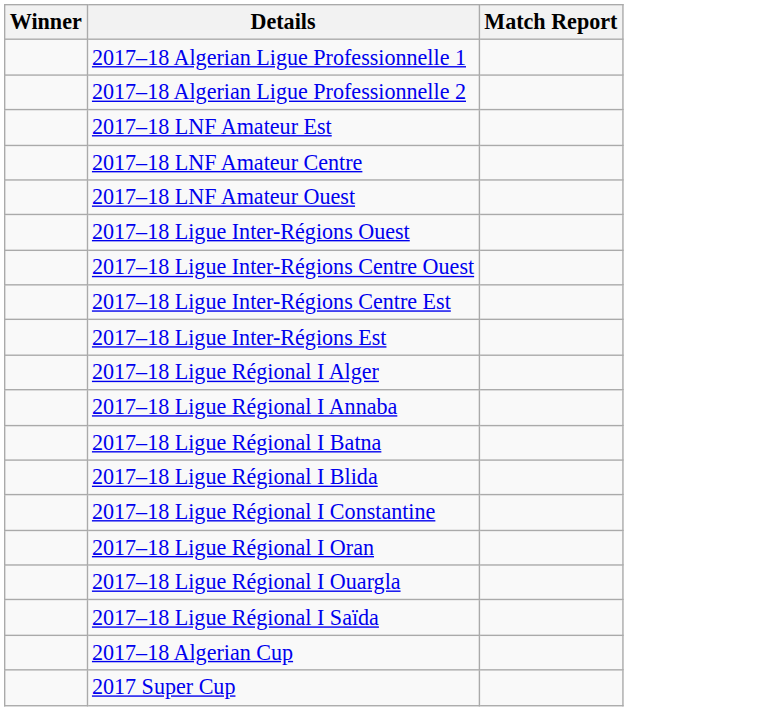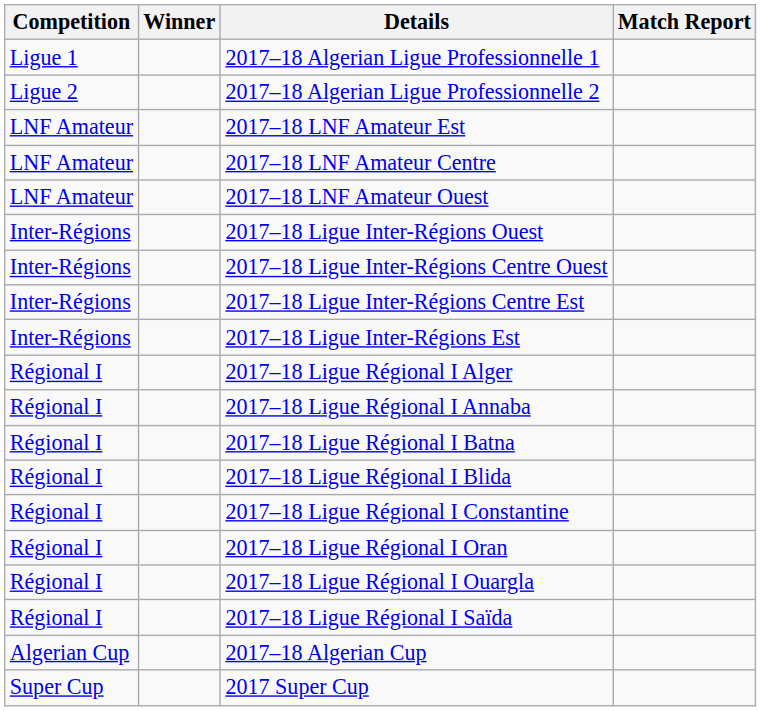+ column: (71, 22)
